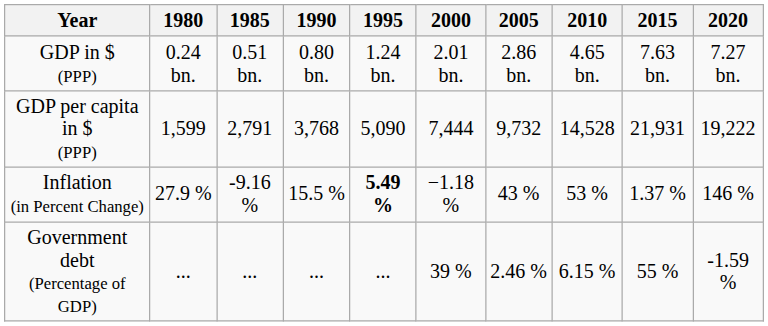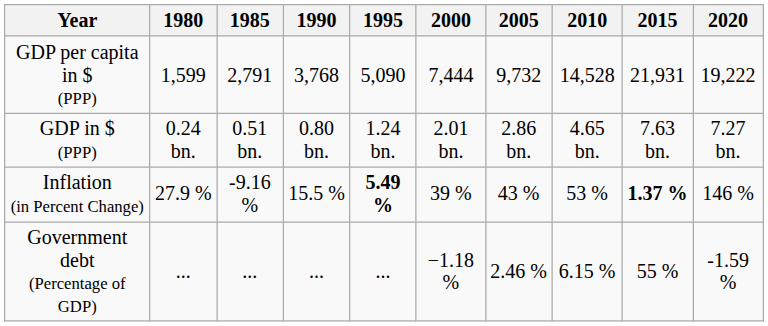rows swapped: (77, 63) <-> (77, 128)
(451, 194) −1.18 % -> (451, 194) 39 %
(658, 194) normal -> (658, 194) bold
(451, 270) 39 % -> (451, 270) −1.18 %
